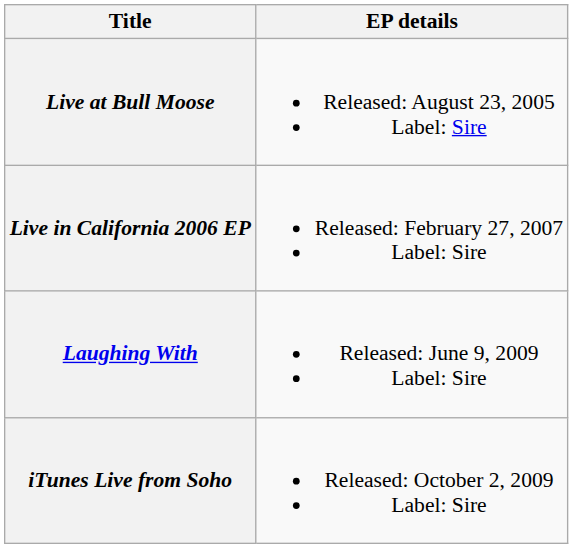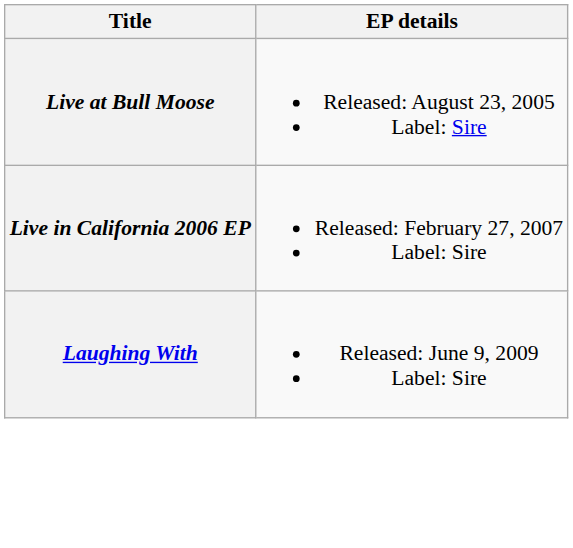- row: (130, 479)
